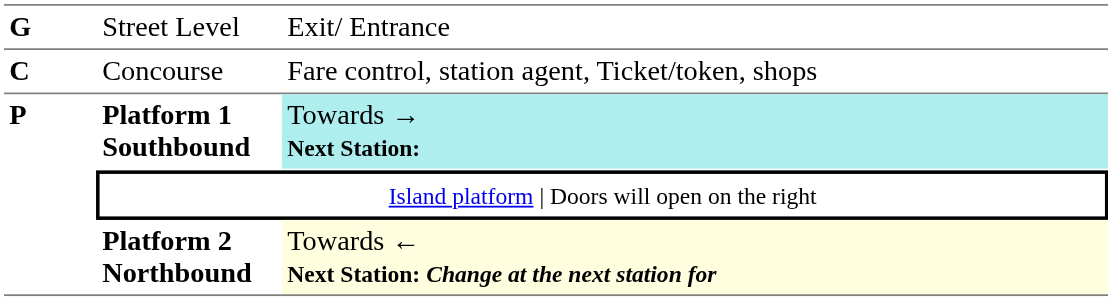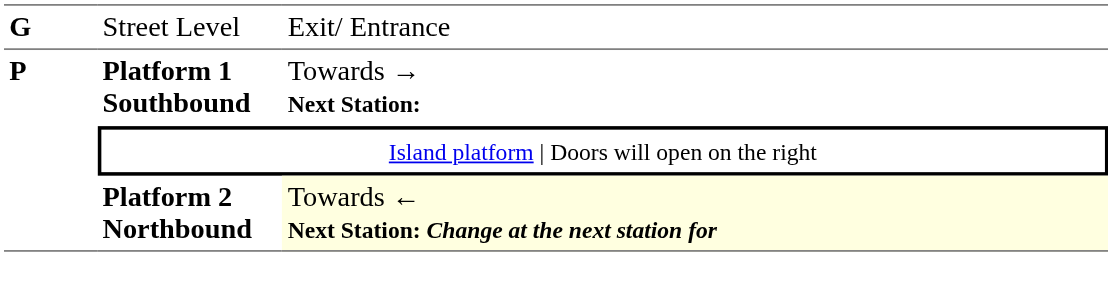- row: (163, 70)
(354, 131) paleturquoise background -> (354, 86) no background
